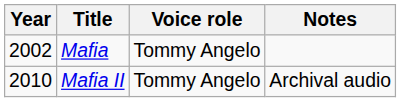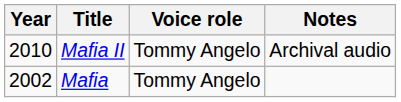rows swapped: (85, 50) <-> (93, 81)
